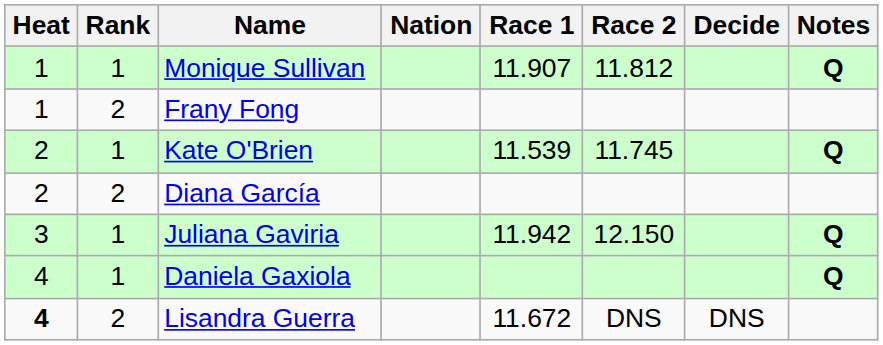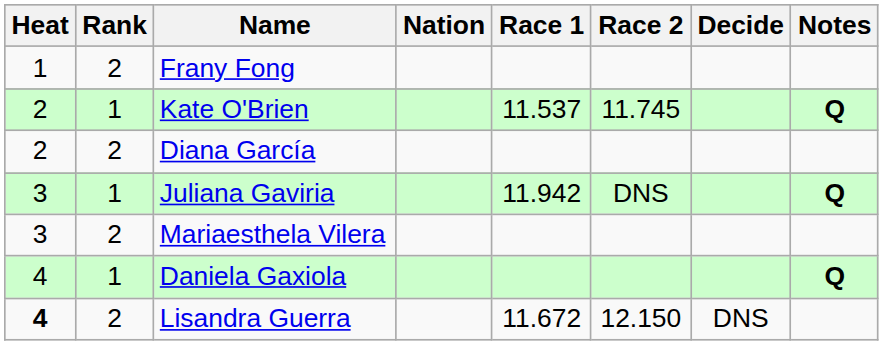- row: (265, 67)
(532, 151) 11.539 -> (542, 109) 11.537
(634, 234) 12.150 -> (641, 192) DNS
+ row: (273, 234)
(634, 318) DNS -> (641, 318) 12.150
